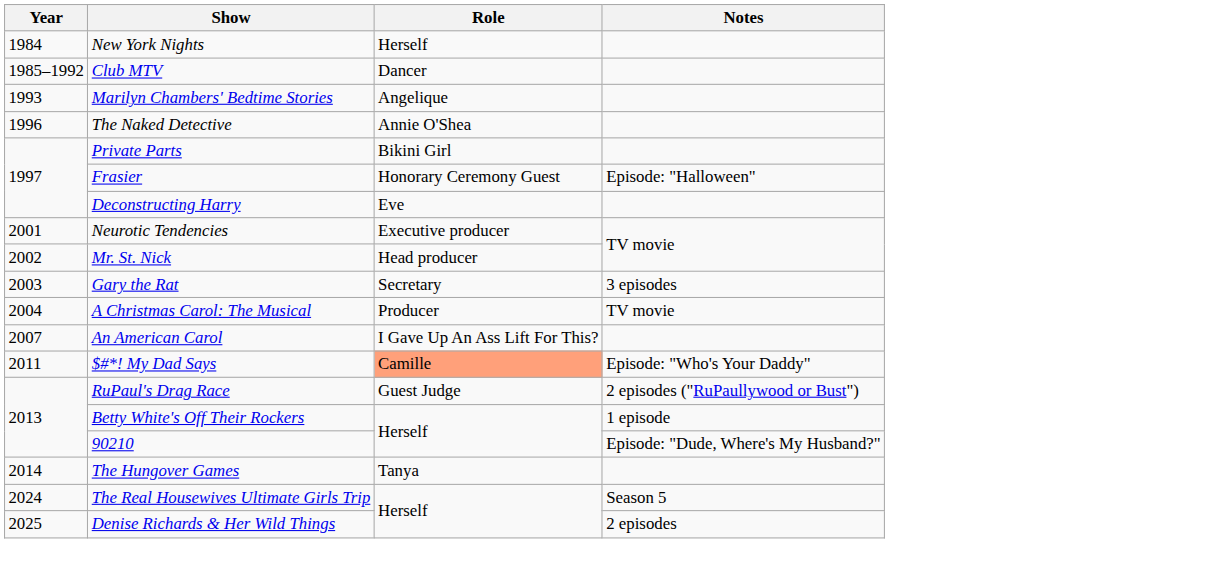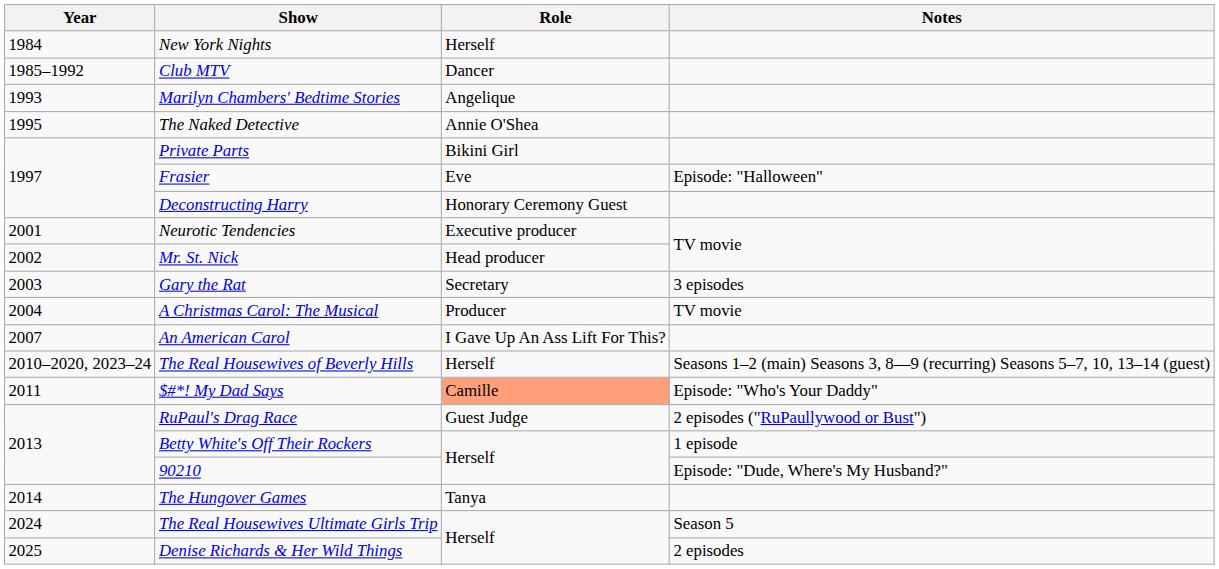(25, 124) 1996 -> (25, 124) 1995
(469, 177) Honorary Ceremony Guest -> (458, 177) Eve
(391, 204) Eve -> (536, 204) Honorary Ceremony Guest
+ row: (286, 364)
